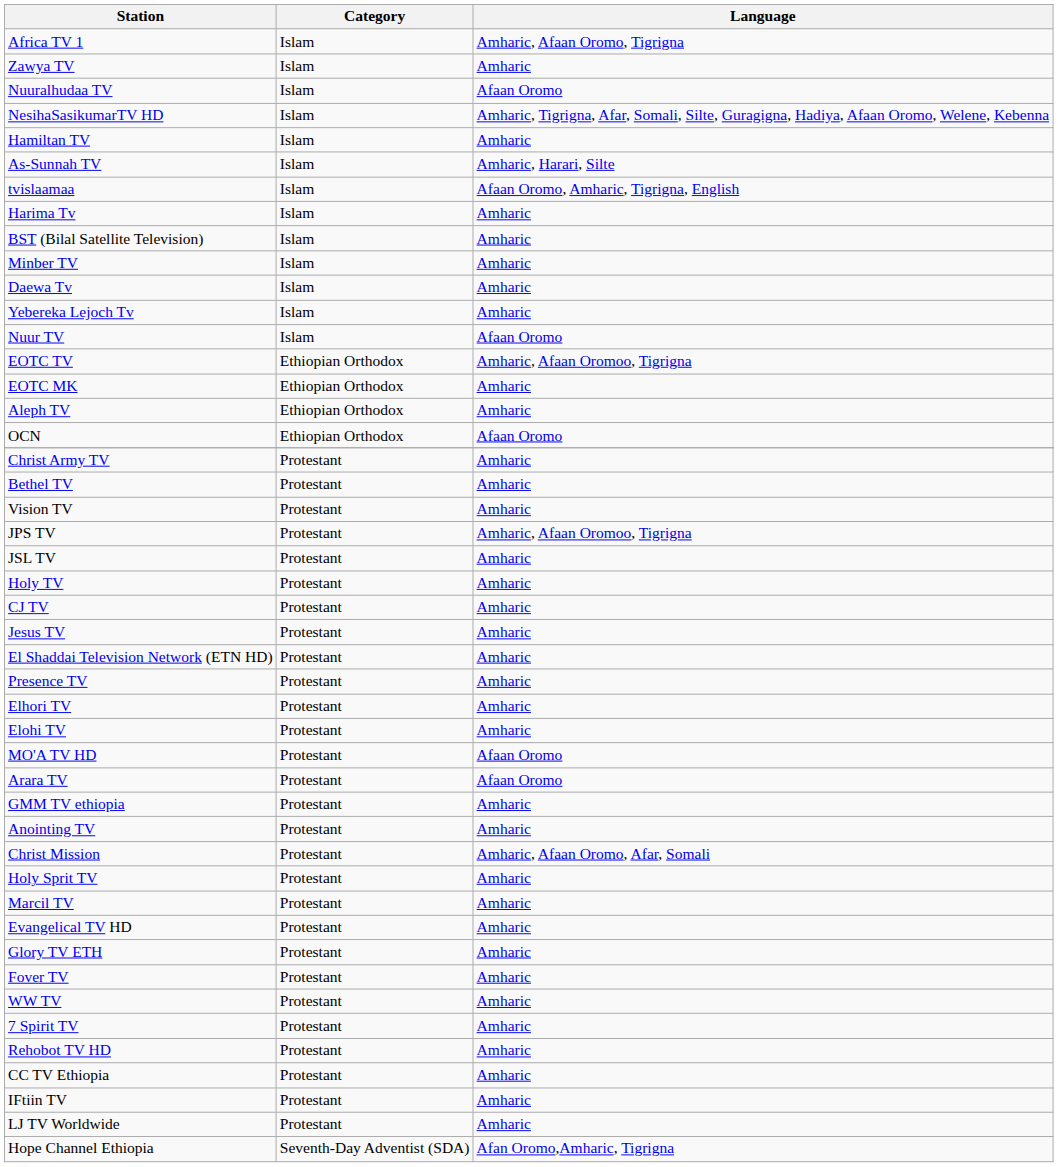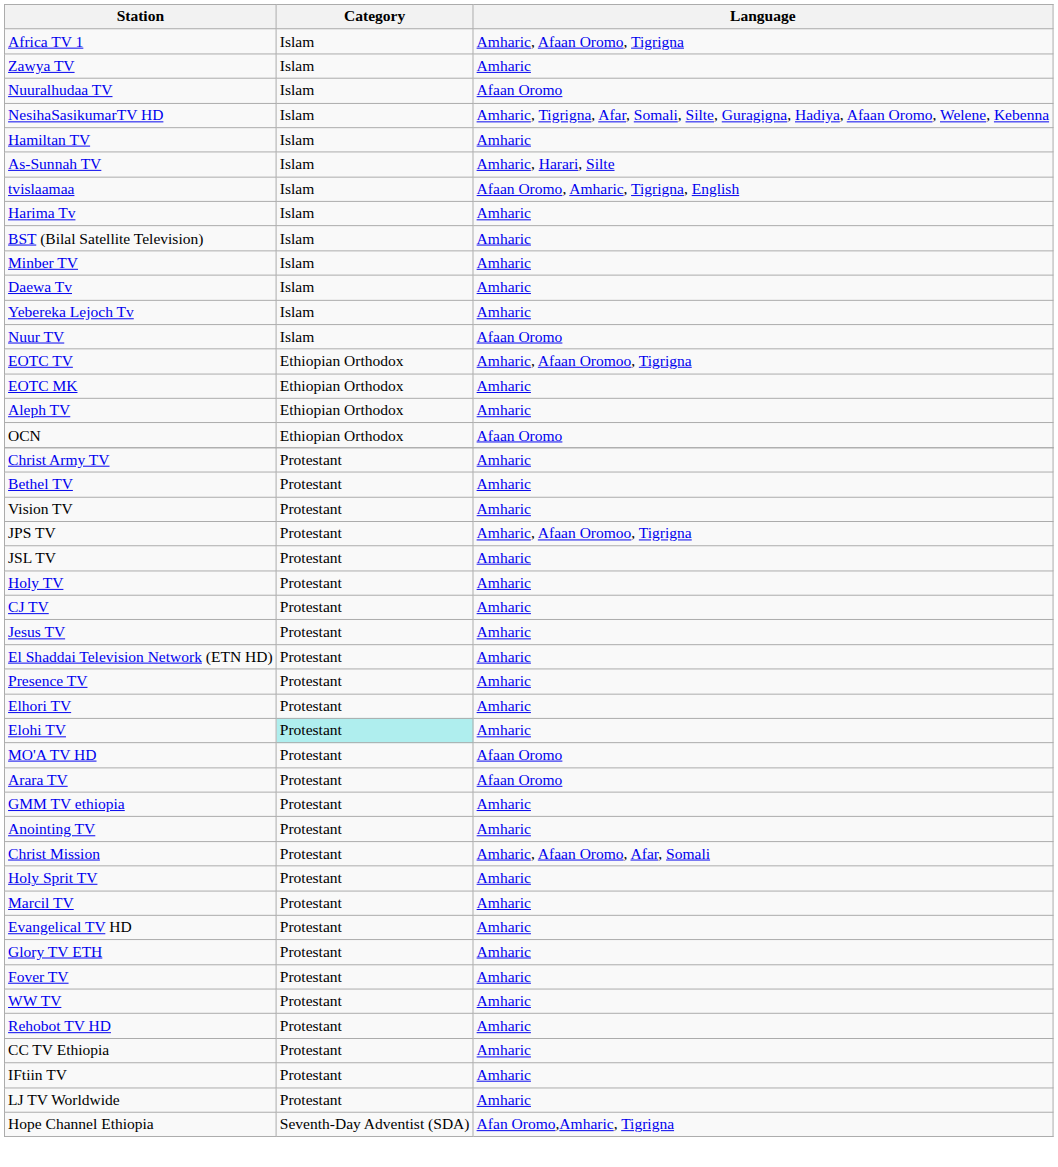(311, 730) no background -> (311, 730) paleturquoise background
- row: (43, 1025)
